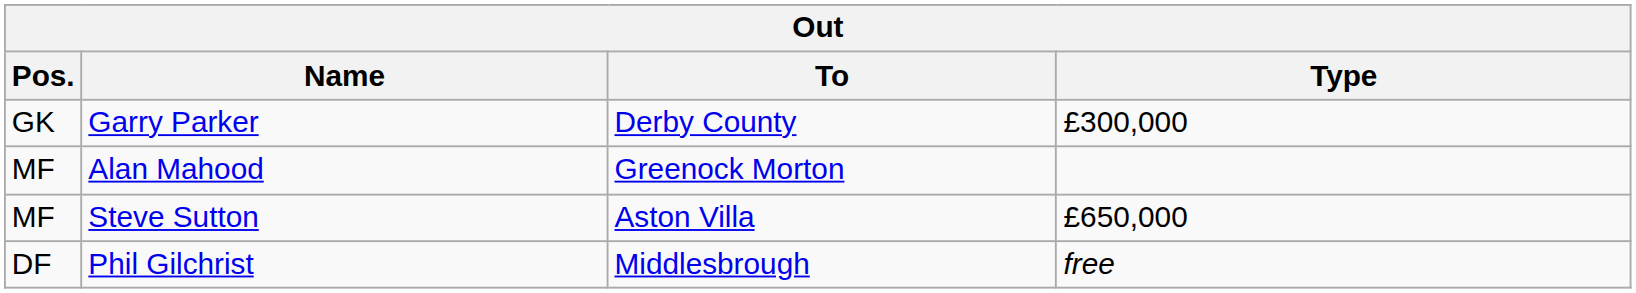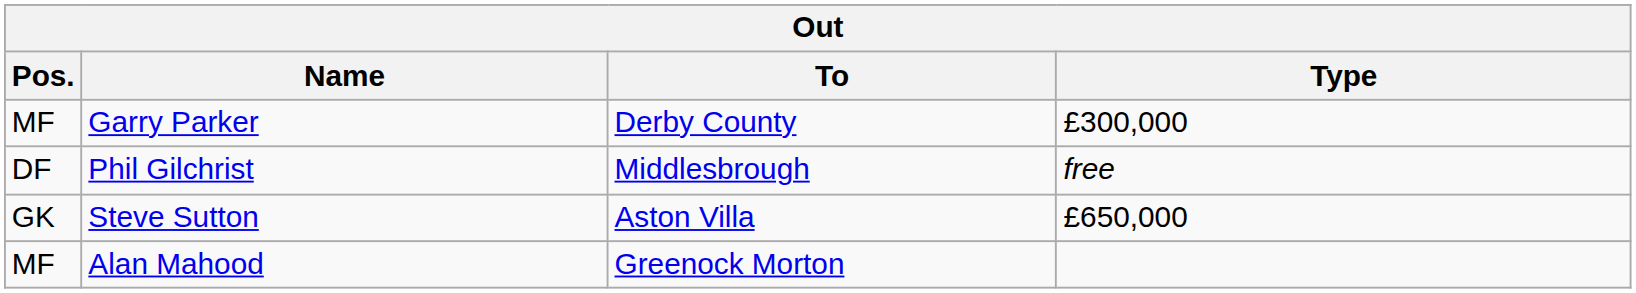(33, 122) GK -> (33, 122) MF
rows swapped: (171, 264) <-> (176, 169)
(33, 216) MF -> (33, 216) GK
